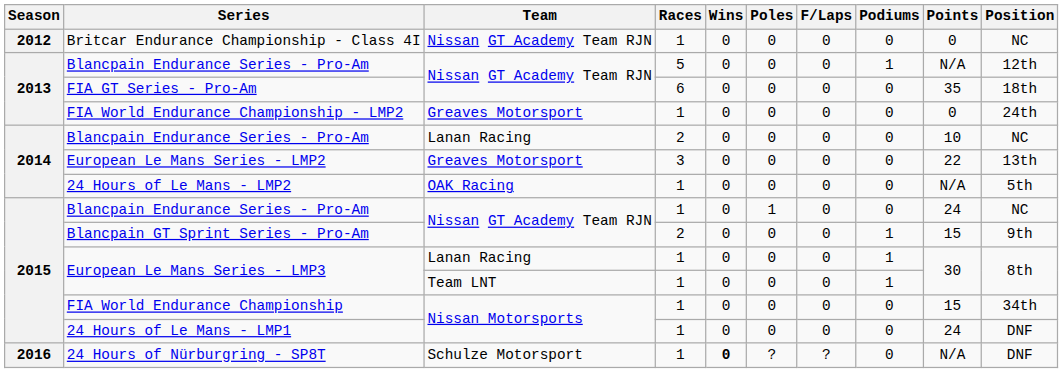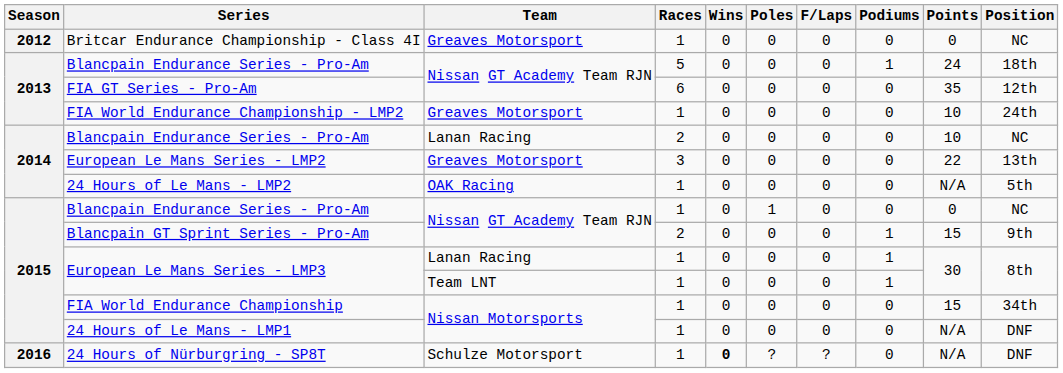(540, 41) Nissan GT Academy Team RJN -> (505, 41) Greaves Motorsport
(952, 65) N/A -> (952, 65) 24
(1020, 65) 12th -> (1020, 65) 18th
(1020, 89) 18th -> (1020, 89) 12th
(952, 113) 0 -> (952, 113) 10
(952, 210) 24 -> (952, 210) 0
(952, 331) 24 -> (952, 331) N/A
